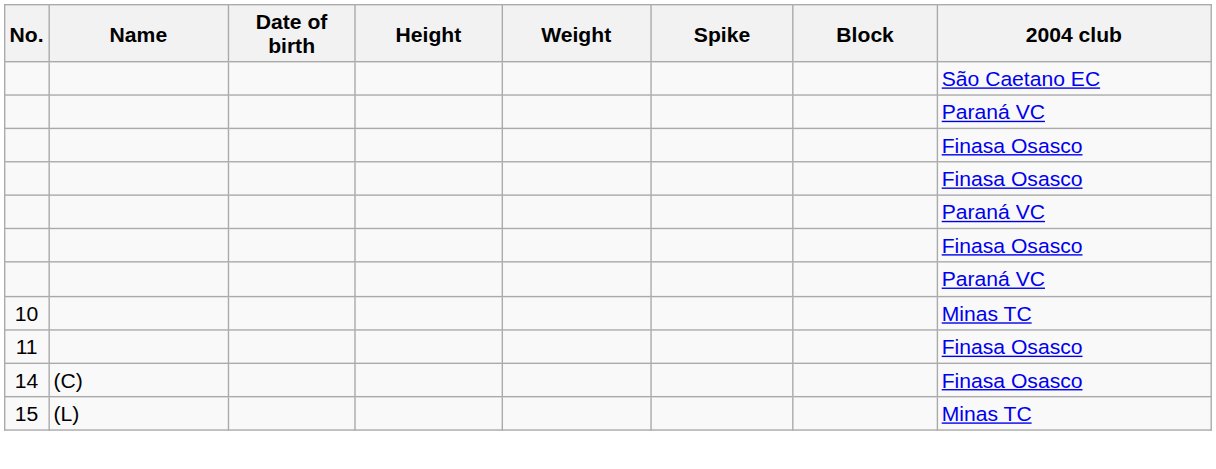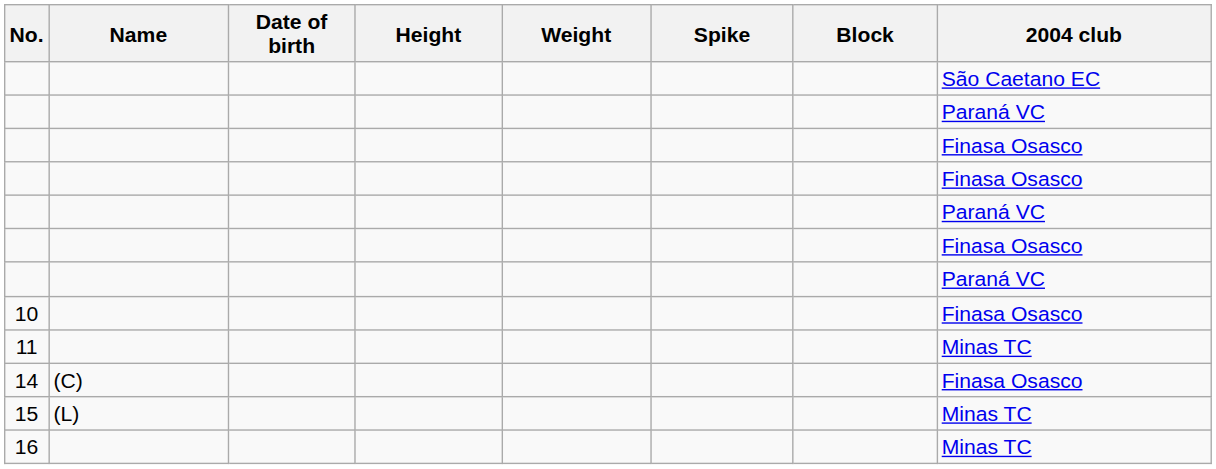(987, 313) Minas TC -> (1012, 313) Finasa Osasco
(1012, 346) Finasa Osasco -> (987, 346) Minas TC
+ row: (27, 447)
